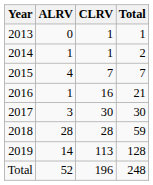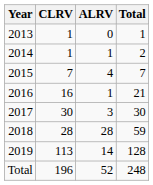columns swapped: (96, 14) <-> (56, 14)
